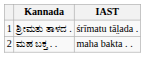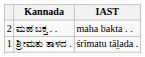rows swapped: (44, 28) <-> (37, 44)
